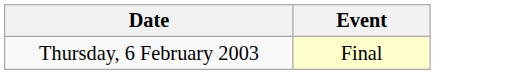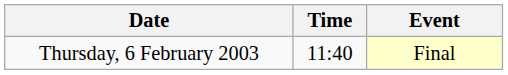+ column: (330, 20)
